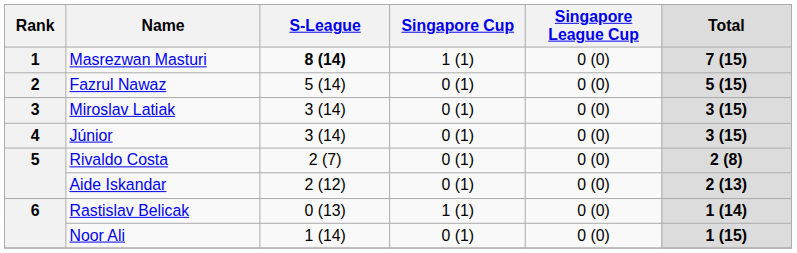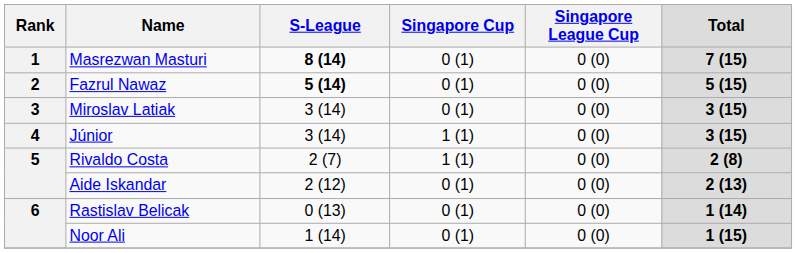(458, 60) 1 (1) -> (458, 60) 0 (1)
(325, 85) normal -> (325, 85) bold
(458, 135) 0 (1) -> (458, 135) 1 (1)
(458, 160) 0 (1) -> (458, 160) 1 (1)
(458, 210) 1 (1) -> (458, 210) 0 (1)
